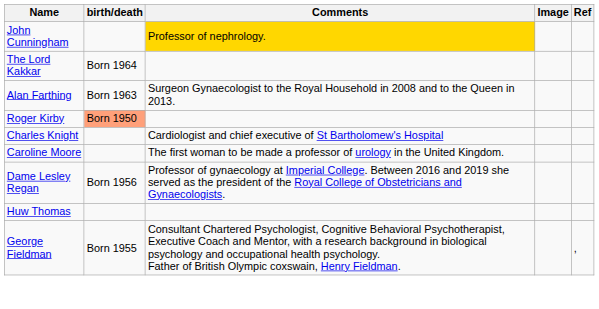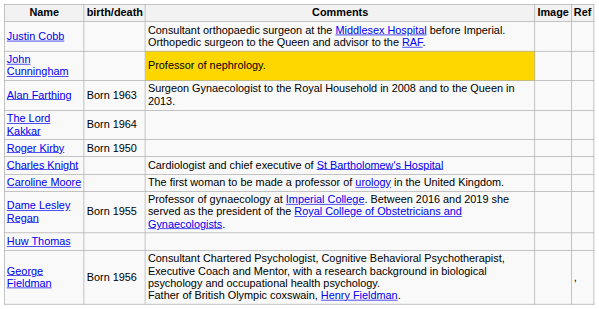+ row: (36, 36)
rows swapped: (39, 95) <-> (29, 65)
(112, 118) lightsalmon background -> (112, 148) no background
(112, 182) Born 1956 -> (112, 212) Born 1955
(112, 247) Born 1955 -> (112, 277) Born 1956
